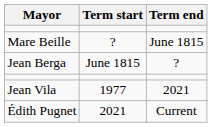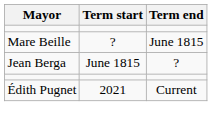- row: (32, 90)
